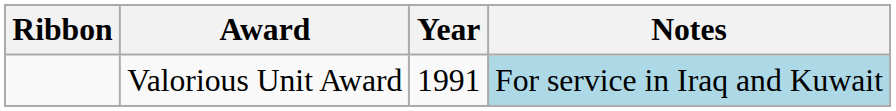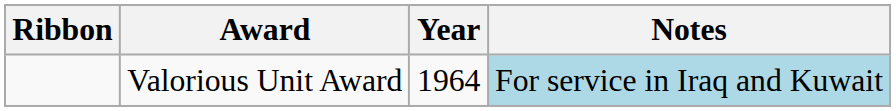(449, 79) 1991 -> (449, 79) 1964
